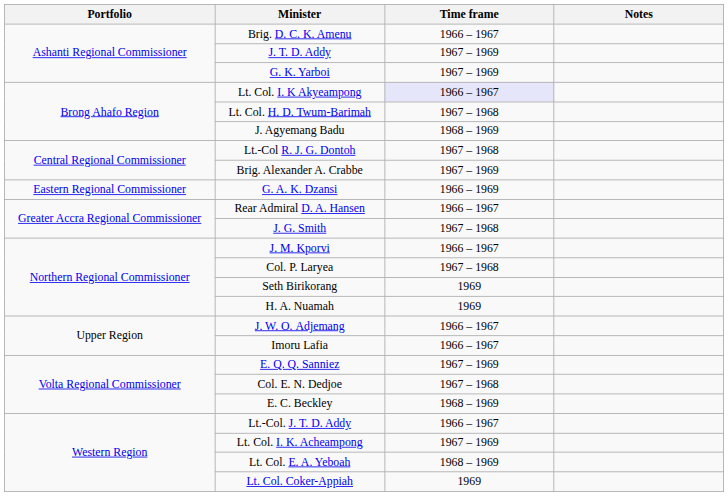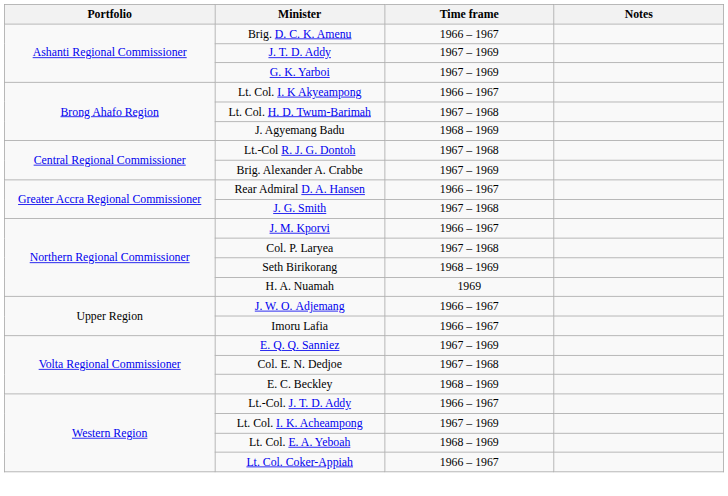(469, 92) lavender background -> (469, 92) no background
- row: (300, 189)
(469, 287) 1969 -> (469, 267) 1968 – 1969
(469, 482) 1969 -> (469, 462) 1966 – 1967
